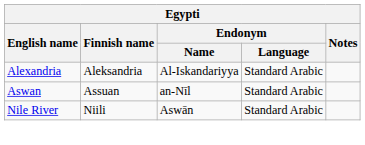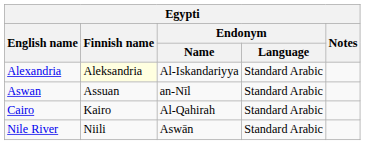(113, 71) no background -> (113, 71) lightyellow background
+ row: (21, 110)
